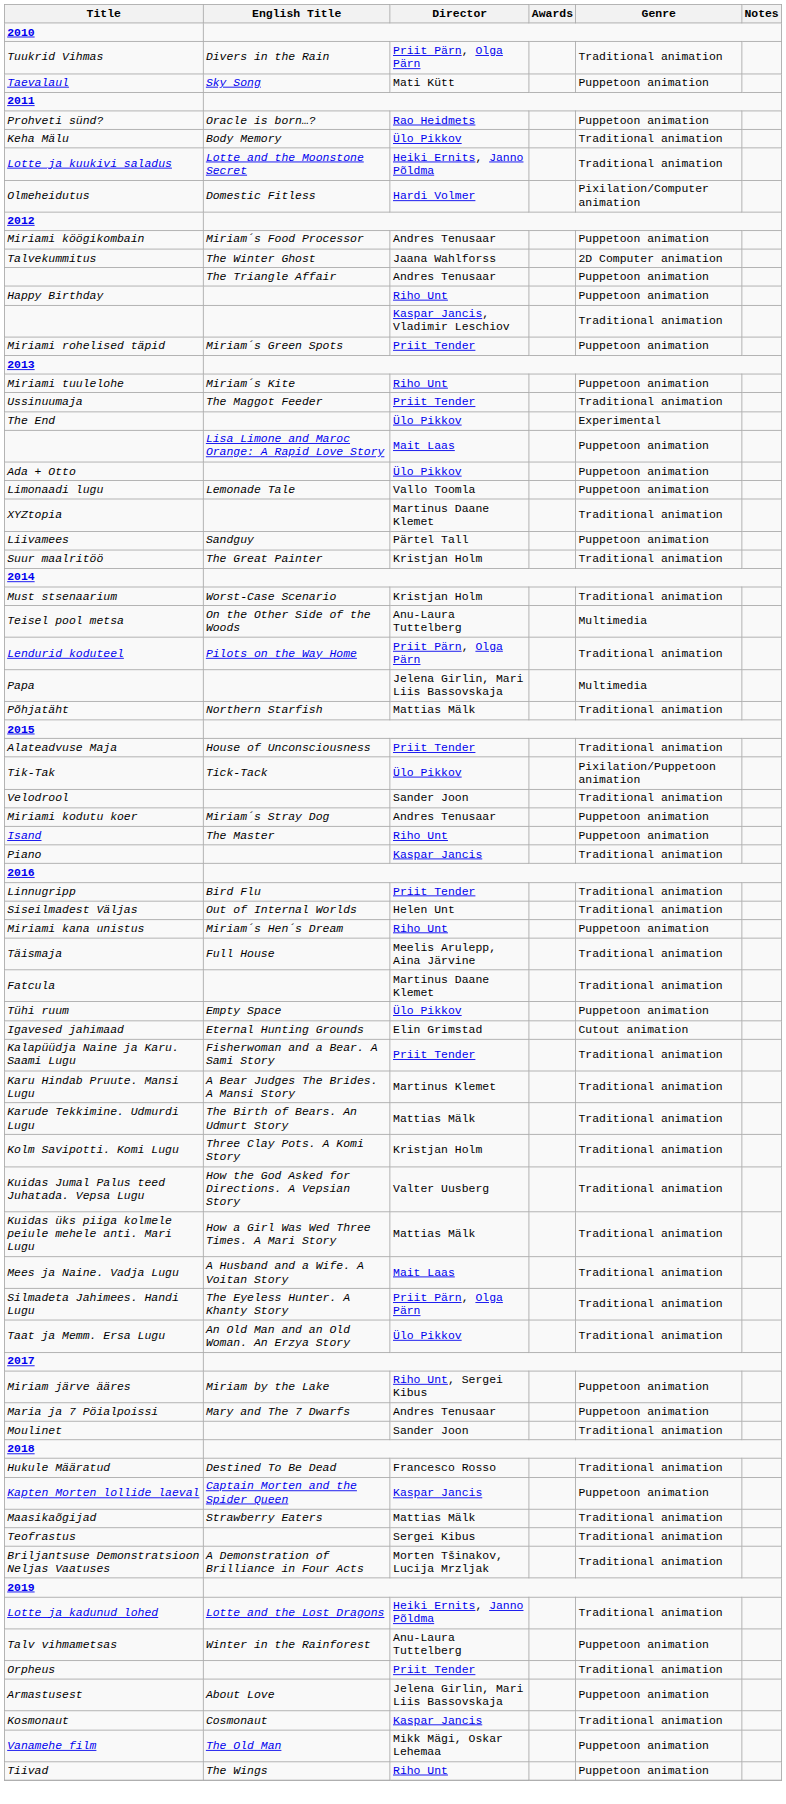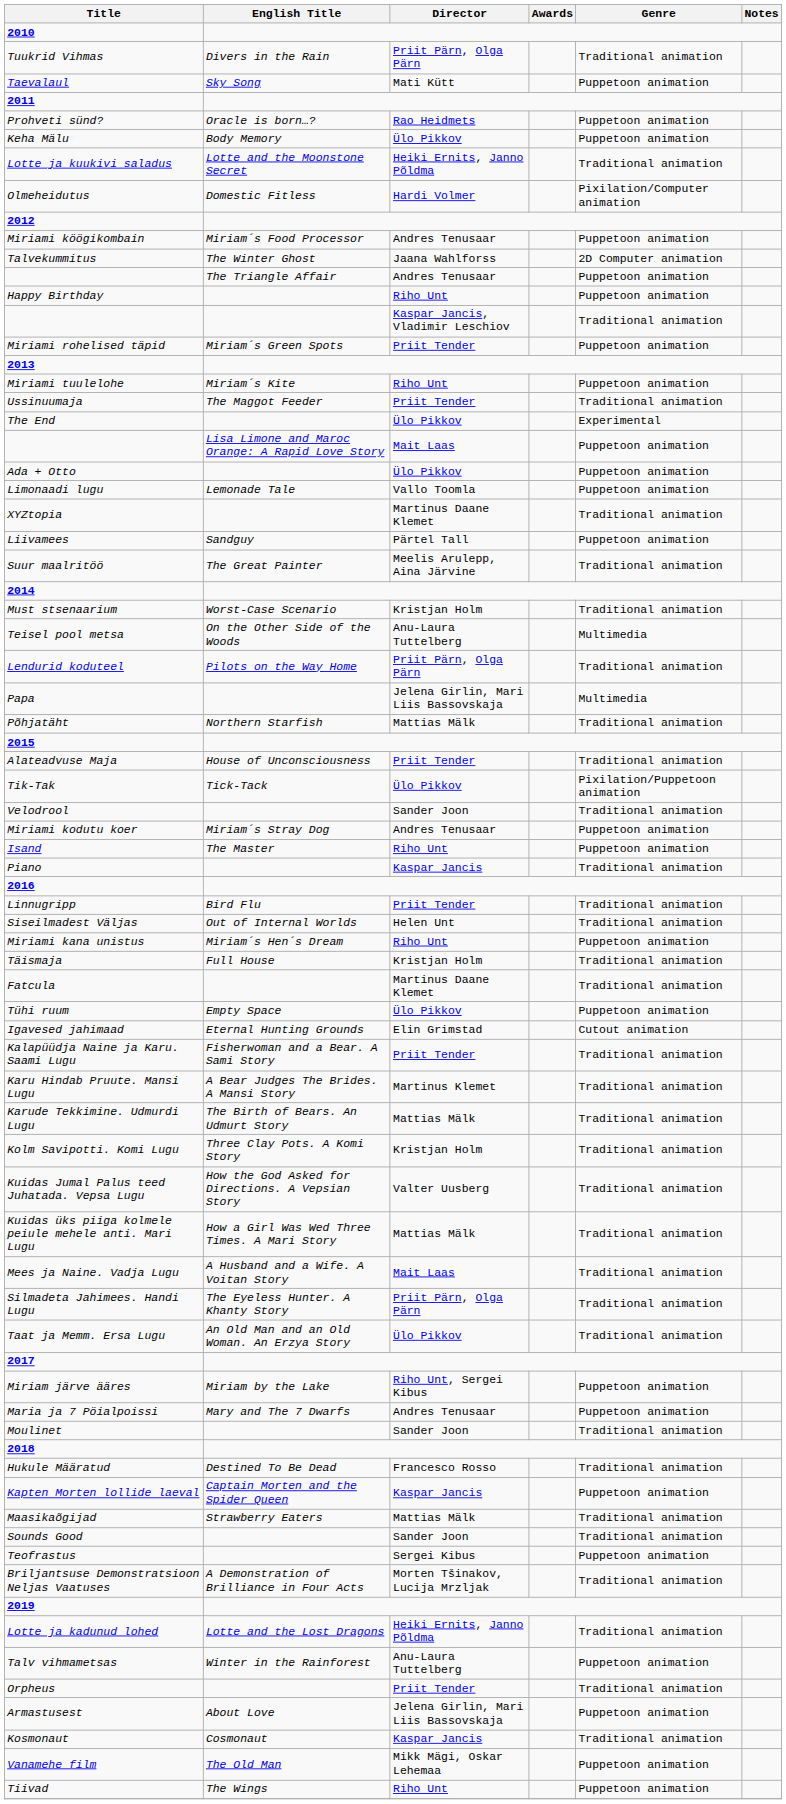(651, 139) Traditional animation -> (644, 139) Puppetoon animation
(438, 559) Kristjan Holm -> (445, 566) Meelis Arulepp, Aina Järvine
(445, 954) Meelis Arulepp, Aina Järvine -> (438, 961) Kristjan Holm
+ row: (45, 1537)
(651, 1537) Traditional animation -> (644, 1556) Puppetoon animation
